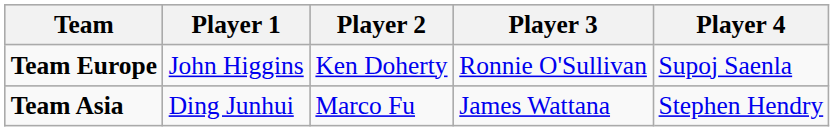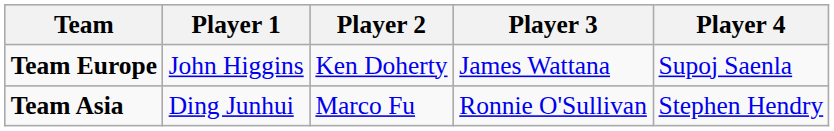(553, 65) Ronnie O'Sullivan -> (535, 65) James Wattana
(535, 105) James Wattana -> (553, 105) Ronnie O'Sullivan
